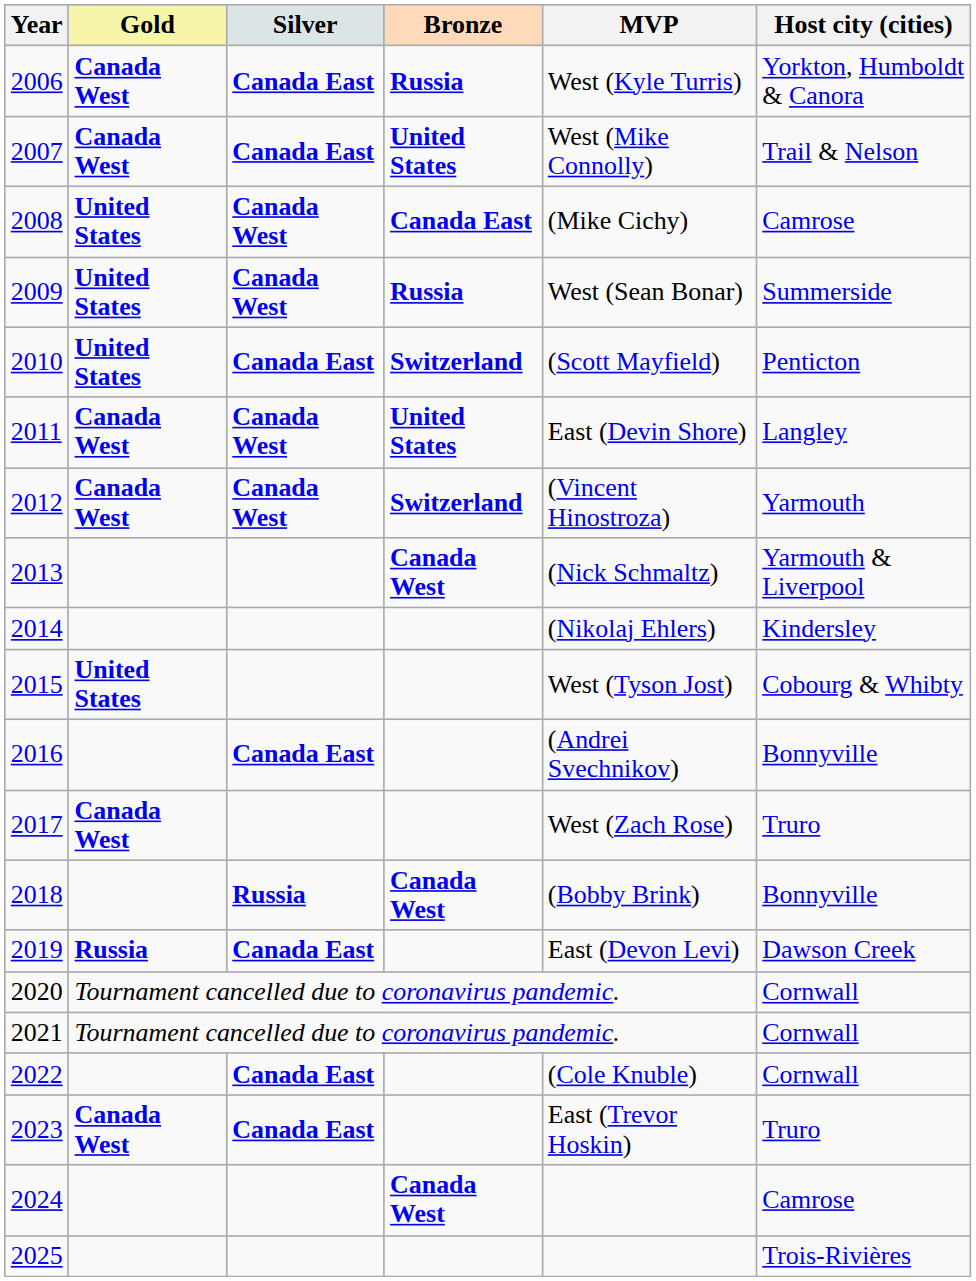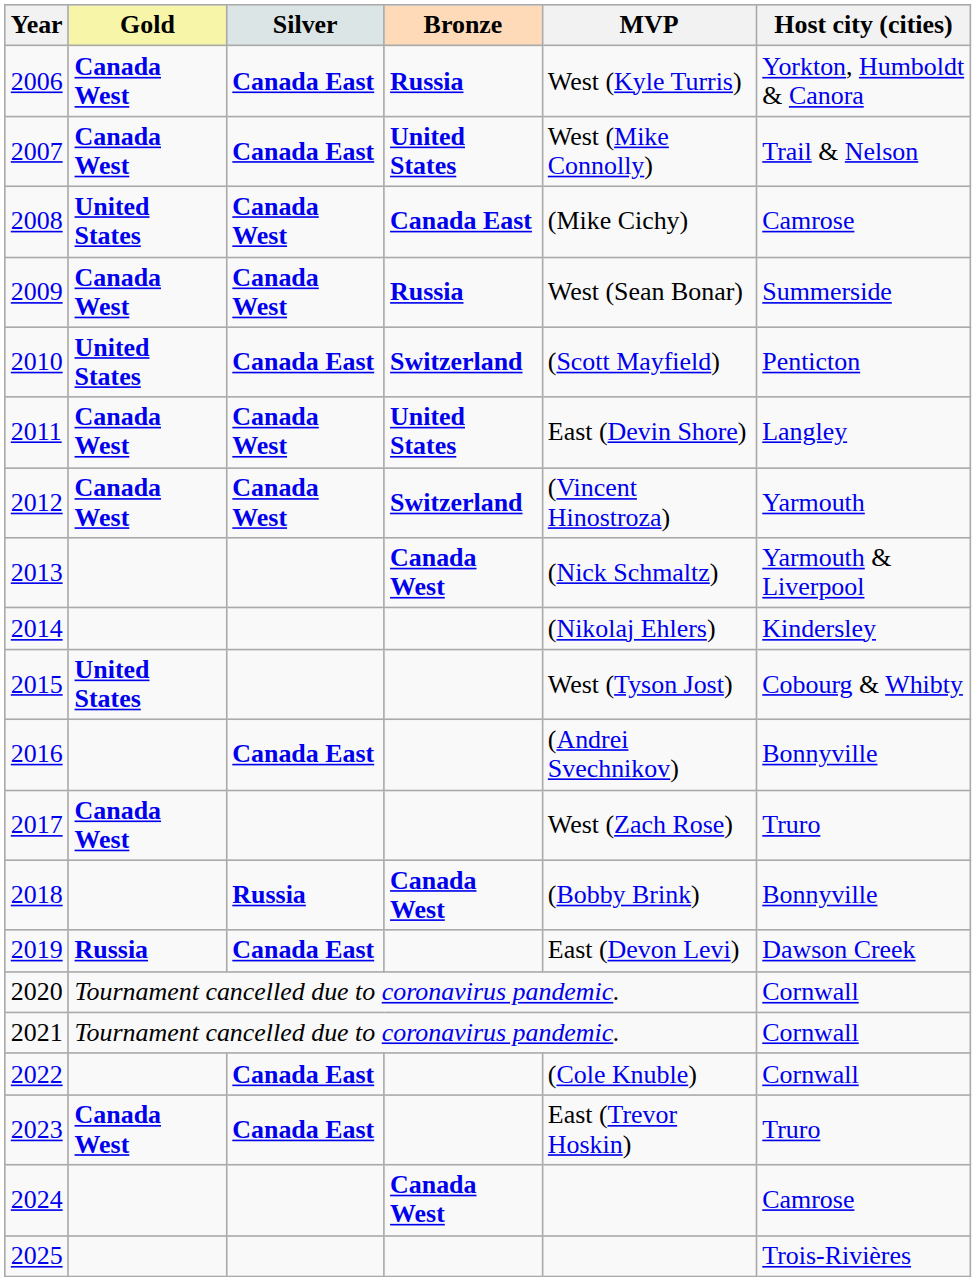(112, 291) United States -> (118, 291) Canada West
